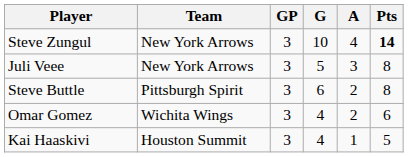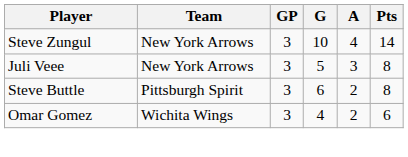(387, 41) bold -> (387, 41) normal
- row: (49, 139)
